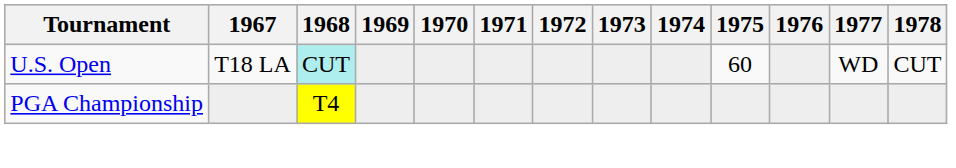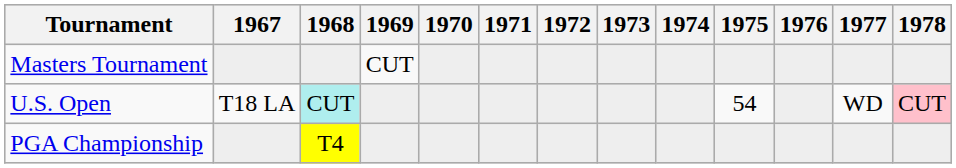+ row: (109, 64)
(740, 64) 60 -> (745, 103) 54
(918, 64) no background -> (922, 103) pink background
